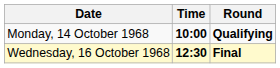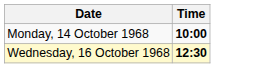- column: (243, 14)
